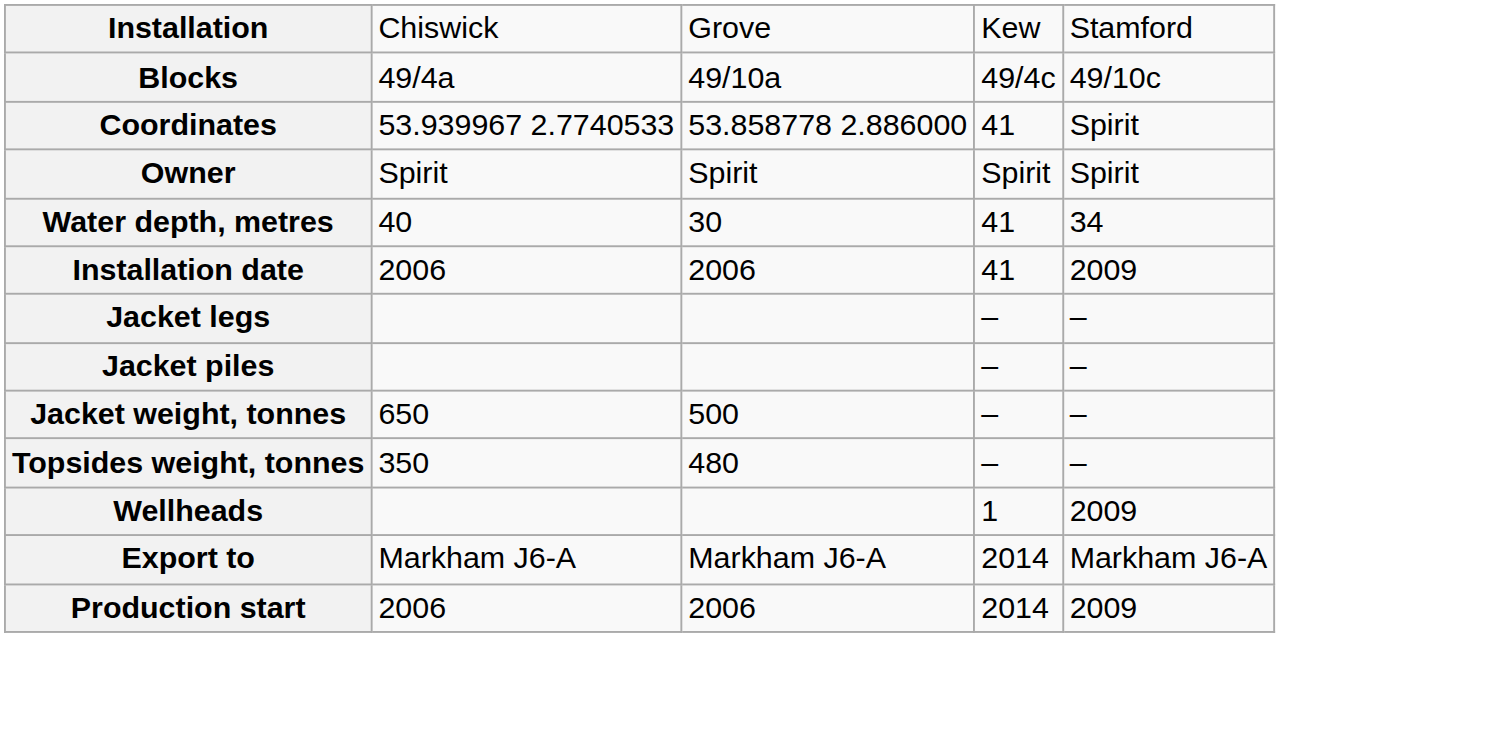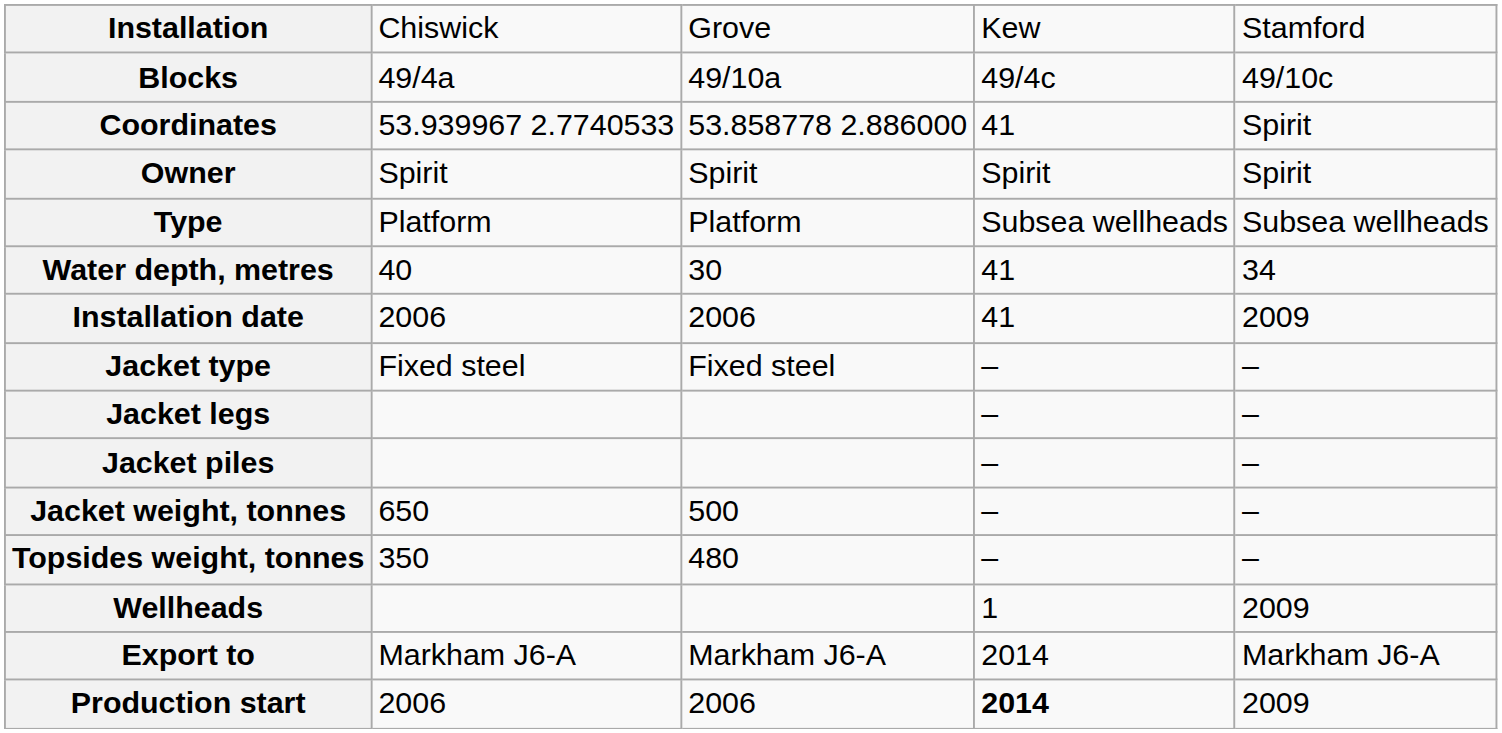+ row: (188, 221)
+ row: (188, 366)
(1015, 607) normal -> (1015, 703) bold
